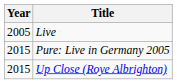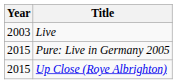(19, 32) 2005 -> (19, 32) 2003
